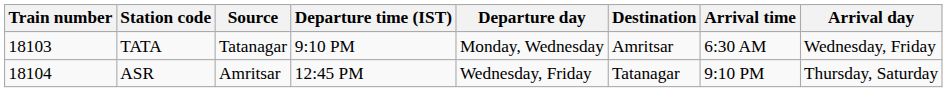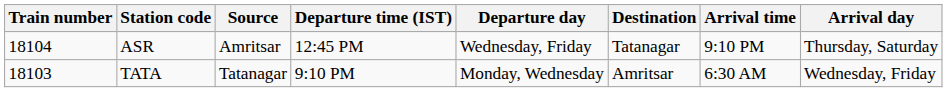rows swapped: (141, 45) <-> (137, 73)
